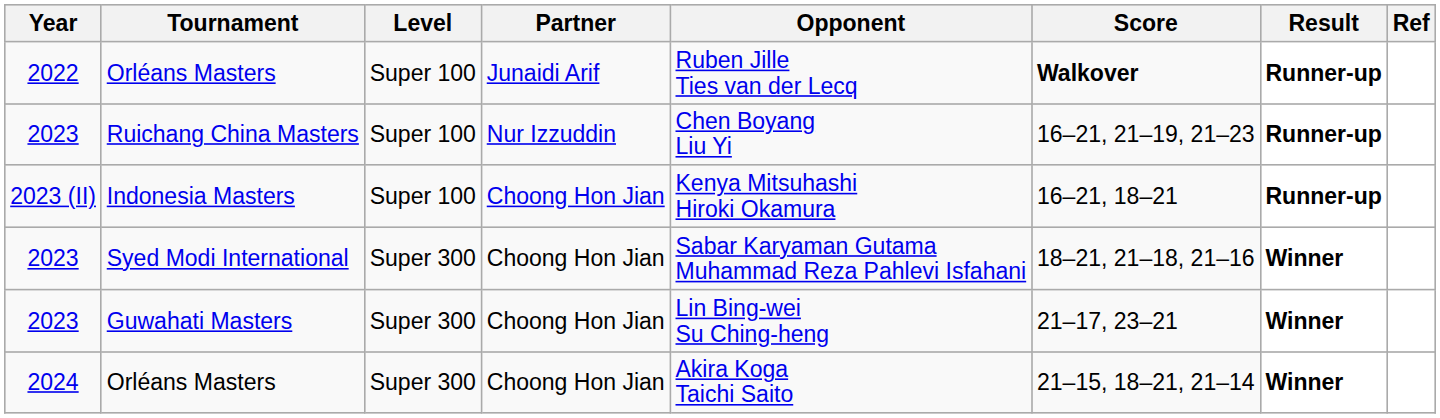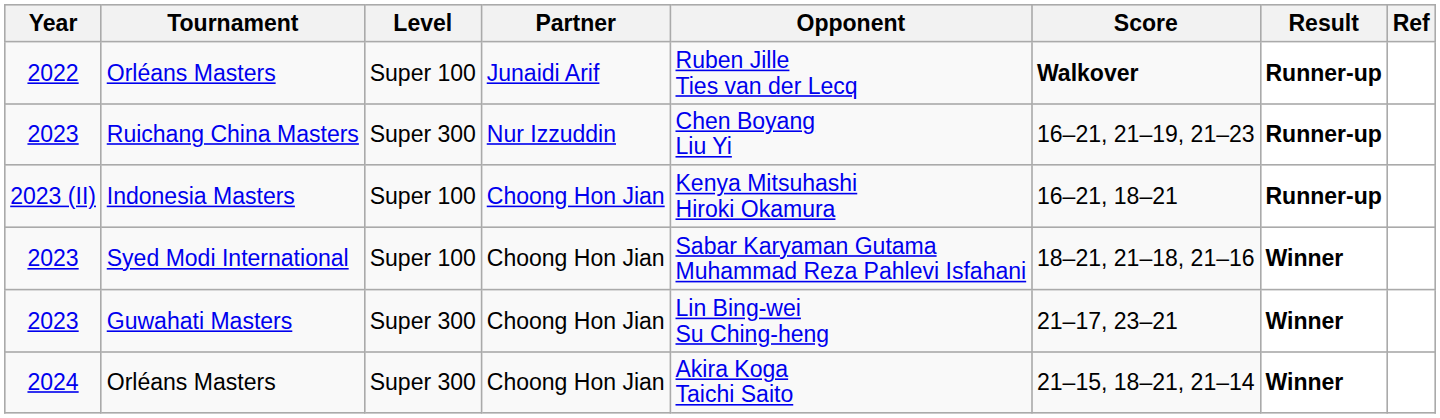(423, 135) Super 100 -> (423, 135) Super 300
(423, 259) Super 300 -> (423, 259) Super 100
